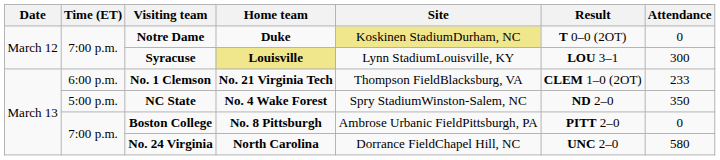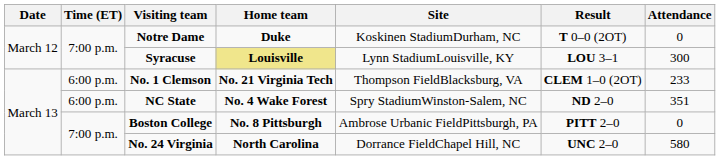(438, 37) khaki background -> (438, 37) no background
(93, 101) 5:00 p.m. -> (93, 101) 6:00 p.m.
(680, 101) 350 -> (680, 101) 351
